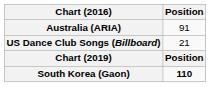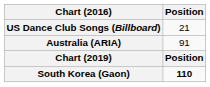rows swapped: (84, 27) <-> (84, 43)
